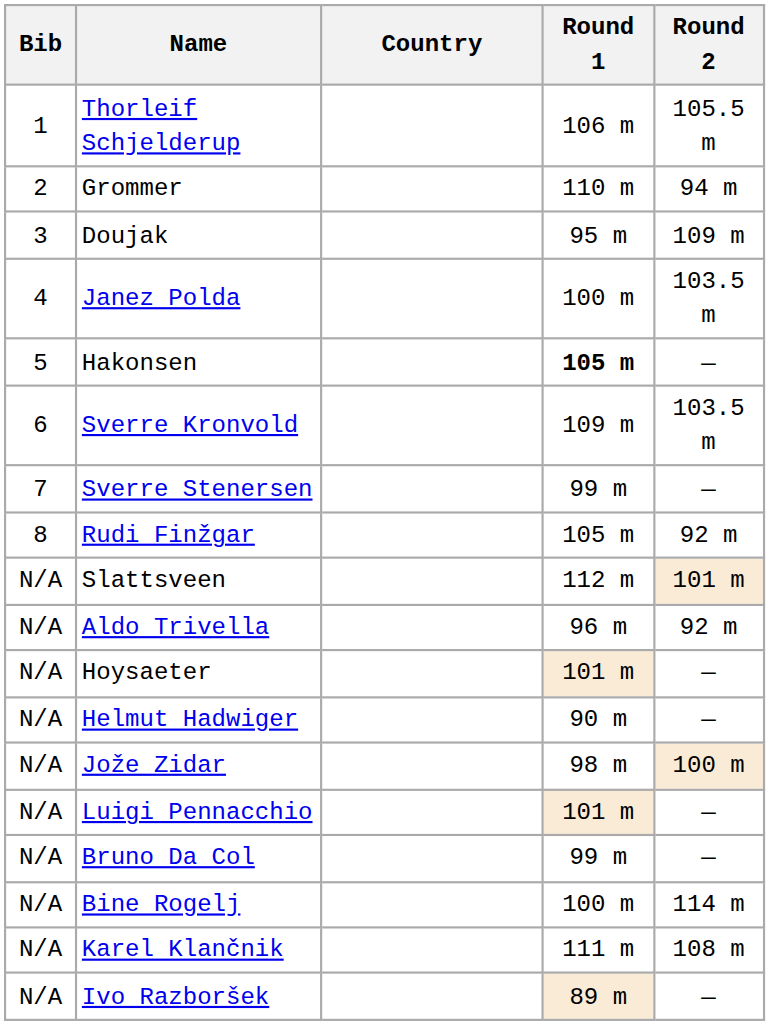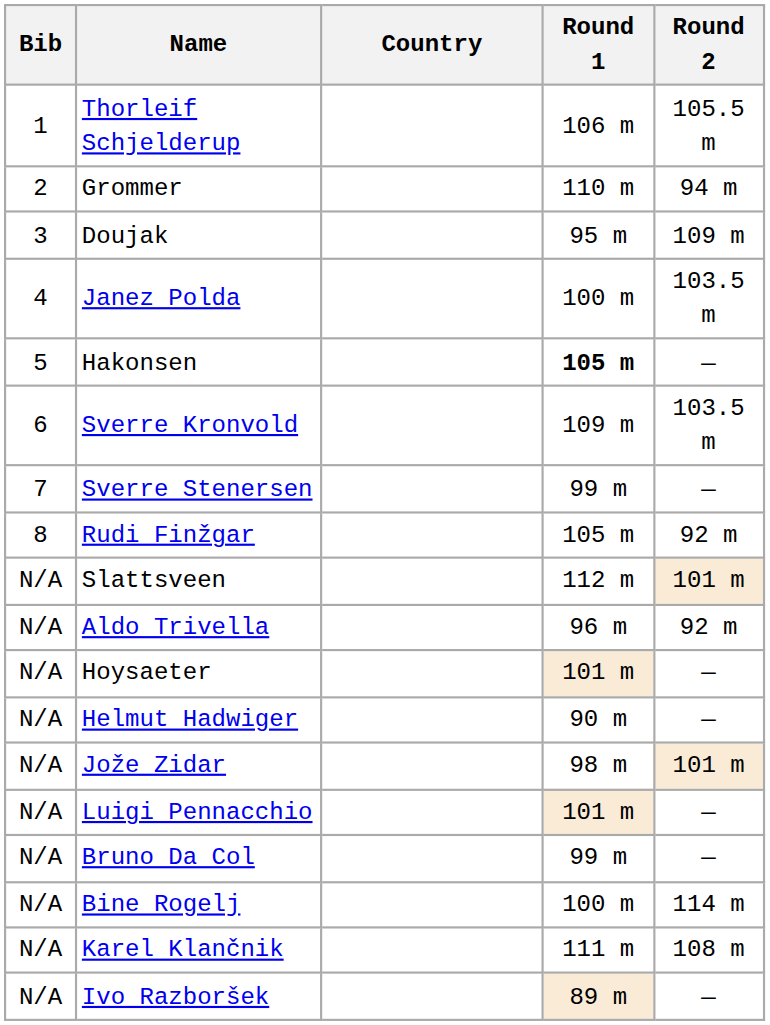(709, 766) 100 m -> (709, 766) 101 m
